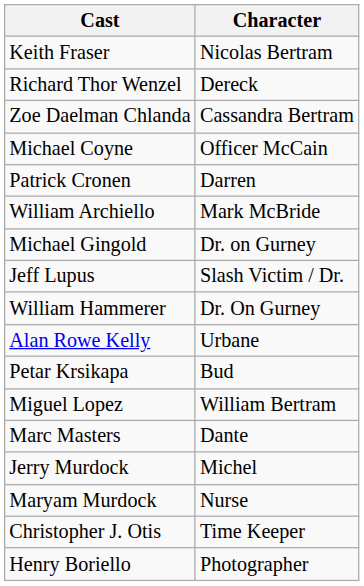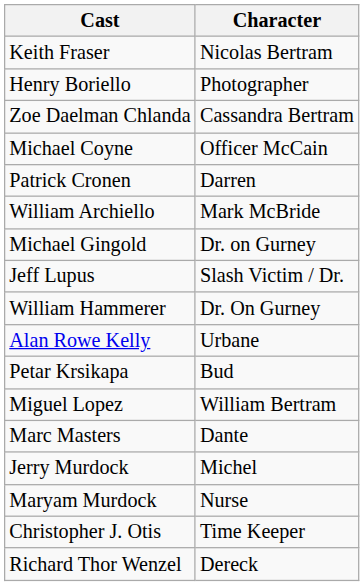rows swapped: (70, 564) <-> (95, 84)
